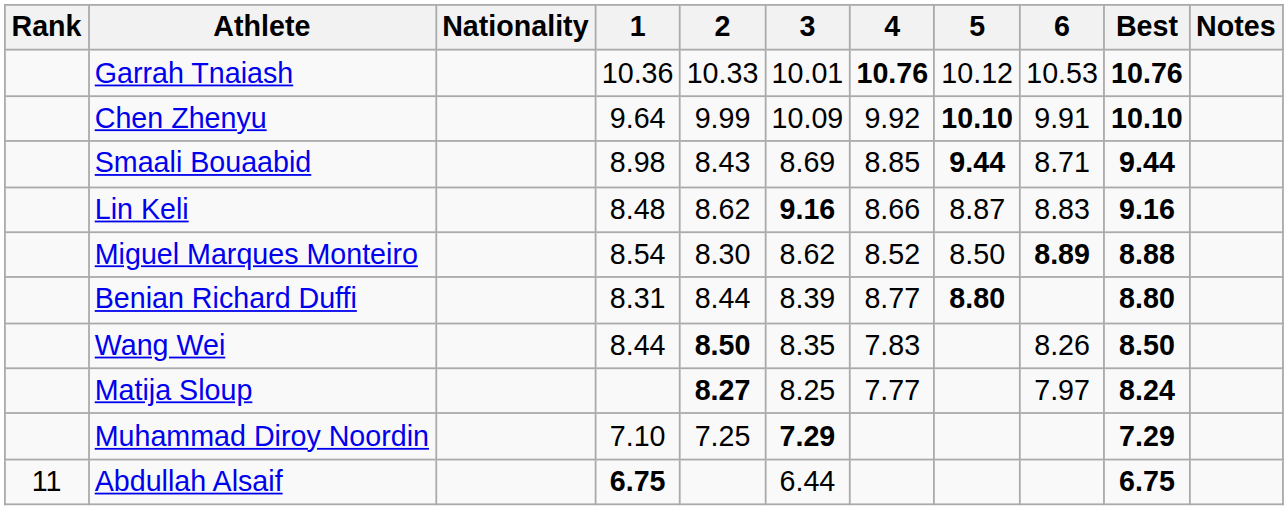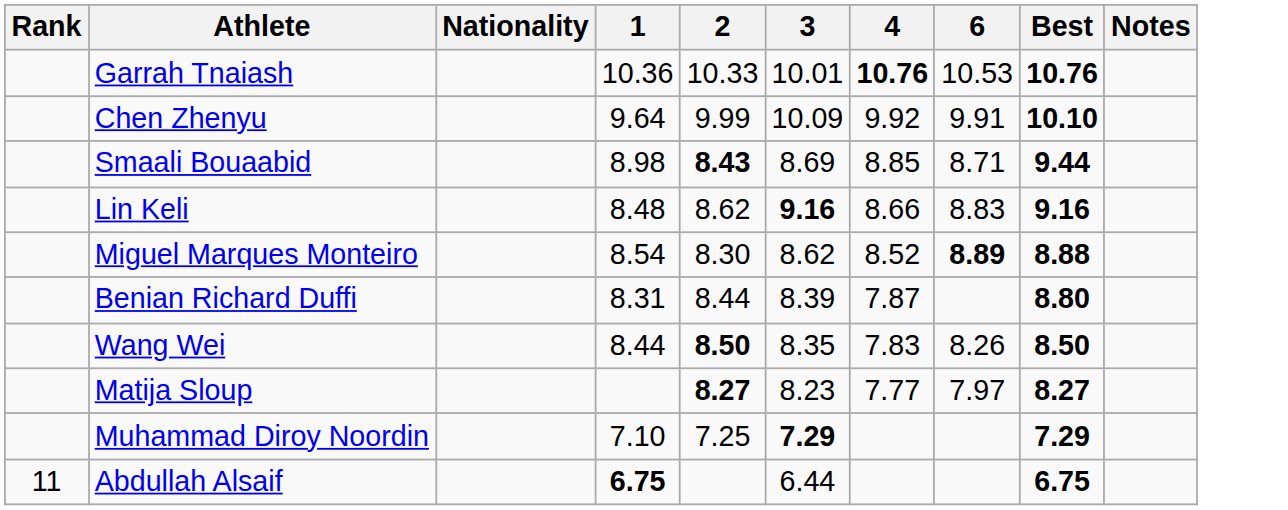- column: (977, 27)
(723, 163) normal -> (723, 163) bold
(892, 299) 8.77 -> (892, 299) 7.87
(807, 390) 8.25 -> (807, 390) 8.23
(1147, 390) 8.24 -> (1062, 390) 8.27
